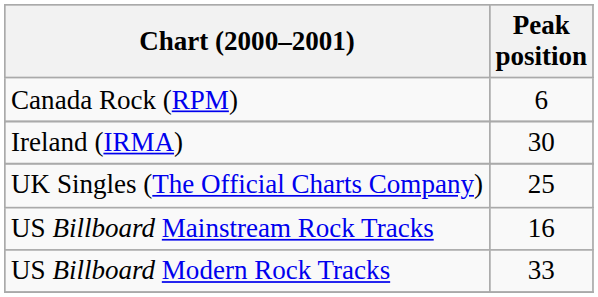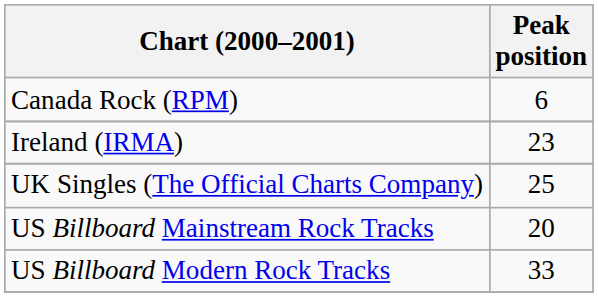(541, 142) 30 -> (541, 142) 23
(541, 227) 16 -> (541, 227) 20
